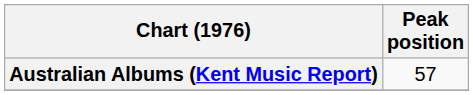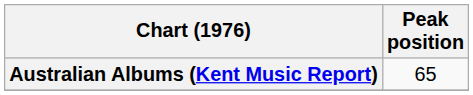(425, 74) 57 -> (425, 74) 65
